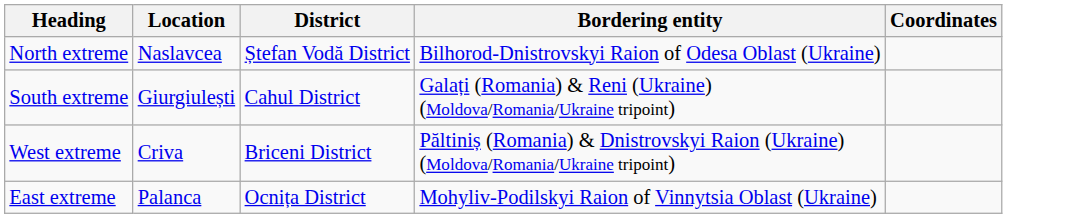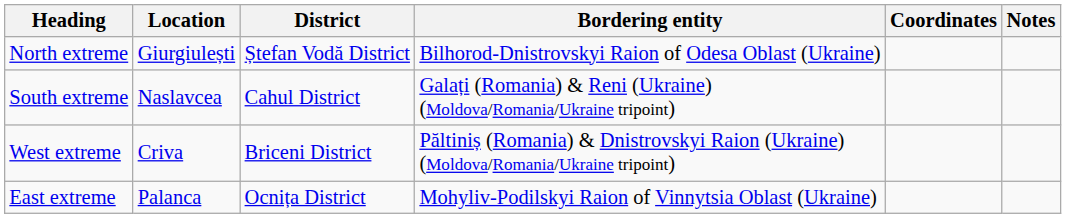+ column: (1031, 20)
(180, 53) Naslavcea -> (186, 53) Giurgiulești
(186, 97) Giurgiulești -> (180, 97) Naslavcea
